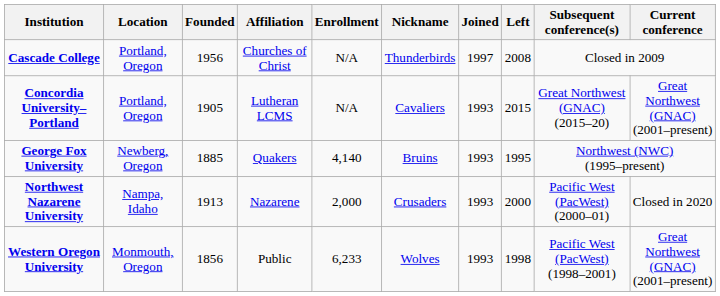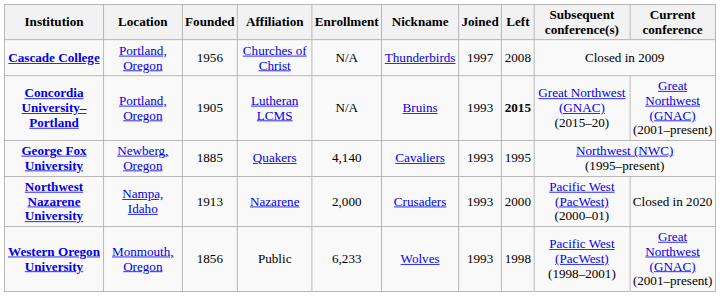(420, 108) Cavaliers -> (420, 108) Bruins
(518, 108) normal -> (518, 108) bold
(420, 158) Bruins -> (420, 158) Cavaliers
